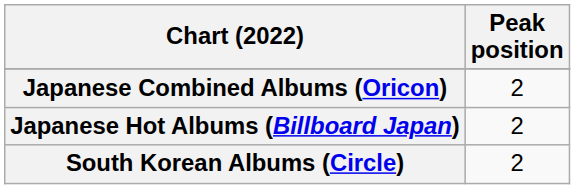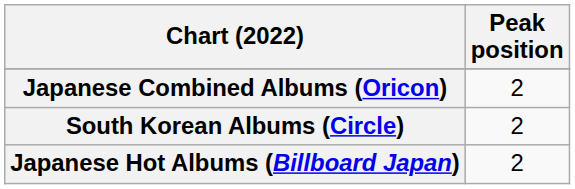rows swapped: (235, 125) <-> (235, 163)
